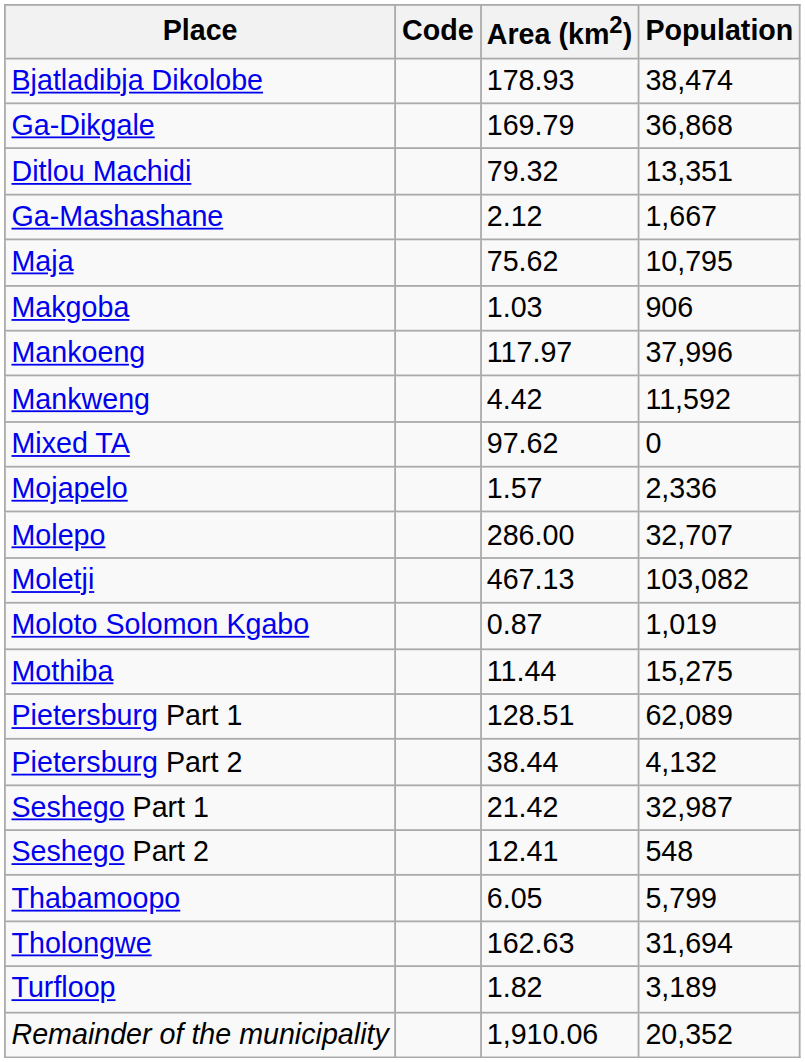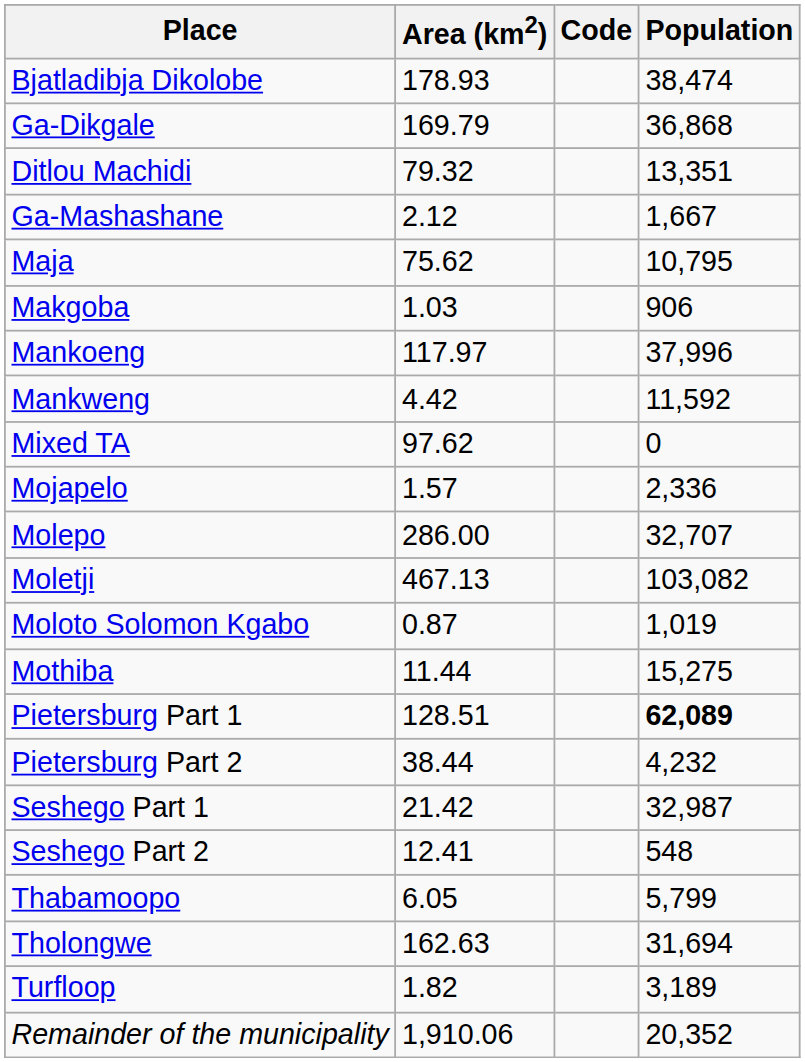columns swapped: (438, 31) <-> (559, 31)
(689, 716) normal -> (689, 716) bold
(681, 761) 4,132 -> (681, 761) 4,232
